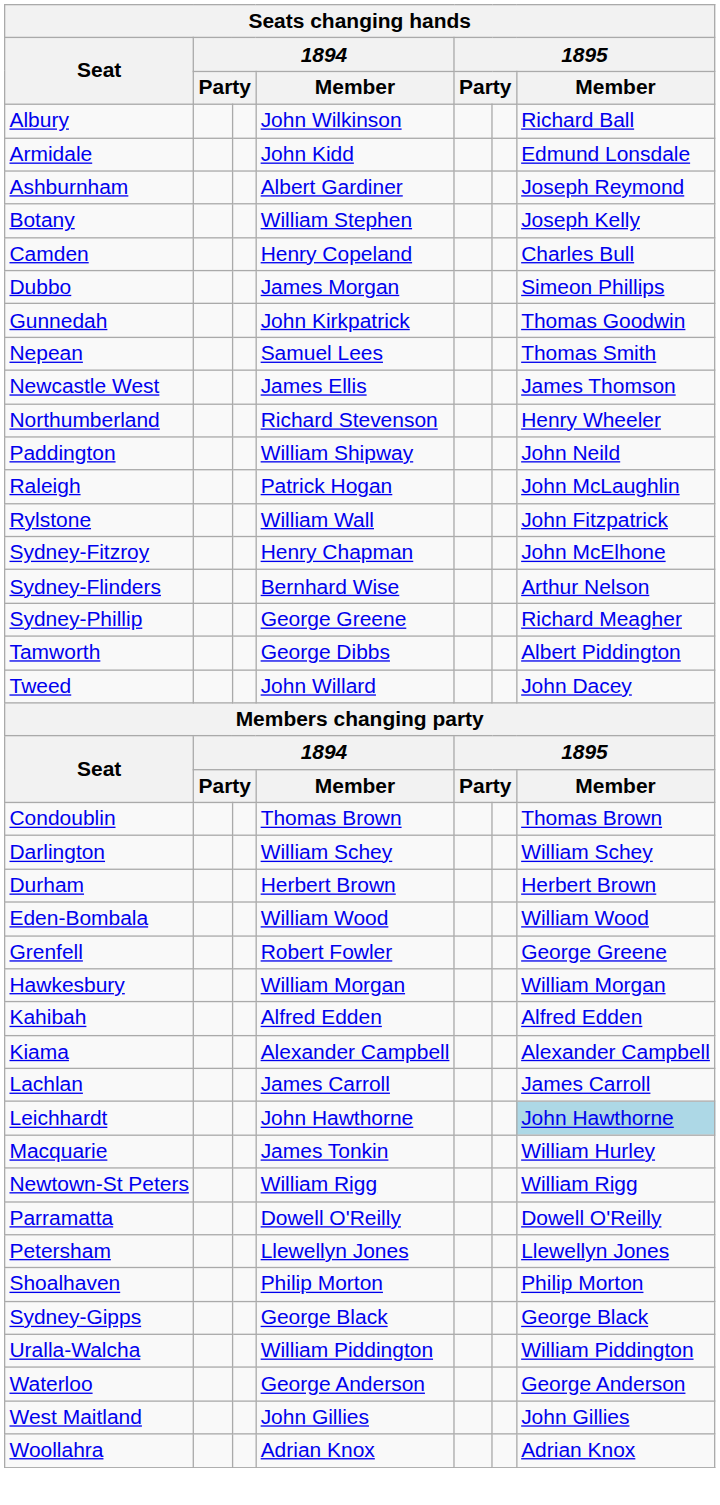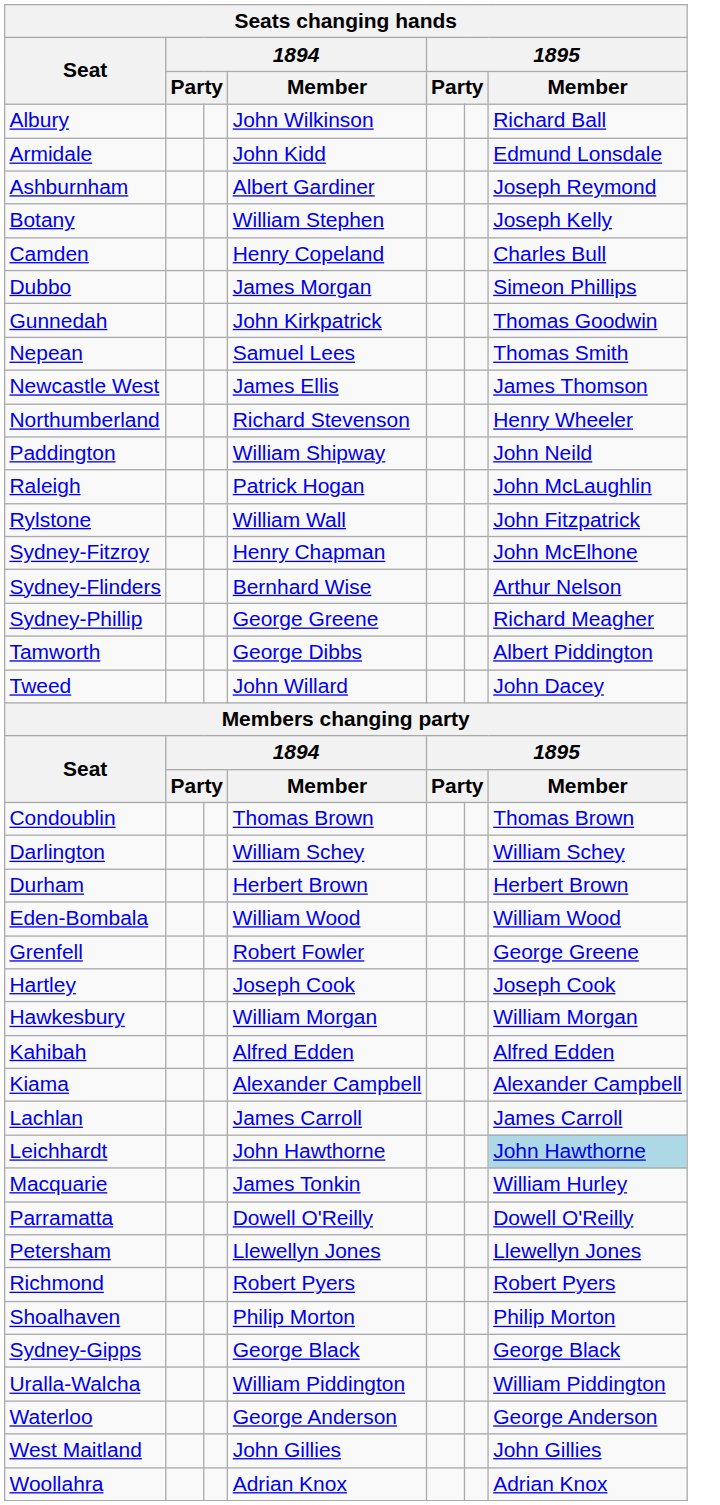+ row: (43, 985)
- row: (99, 1184)
+ row: (57, 1284)
